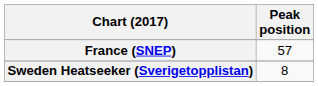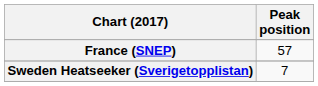(285, 71) 8 -> (285, 71) 7
